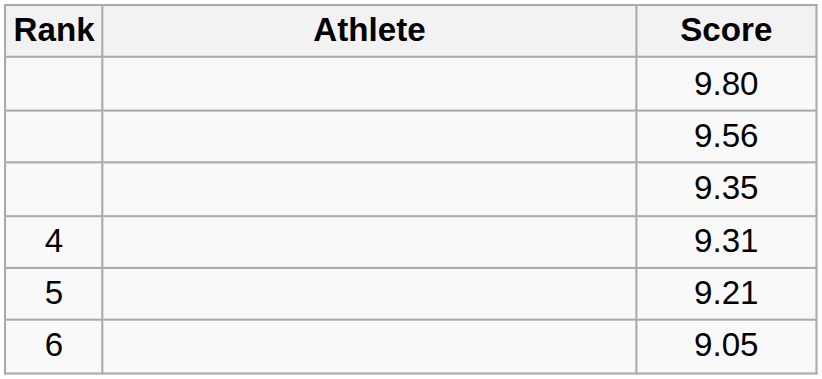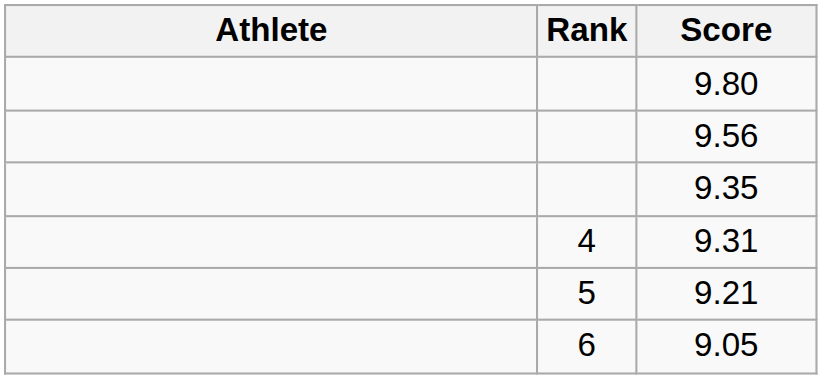columns swapped: (54, 30) <-> (369, 30)
